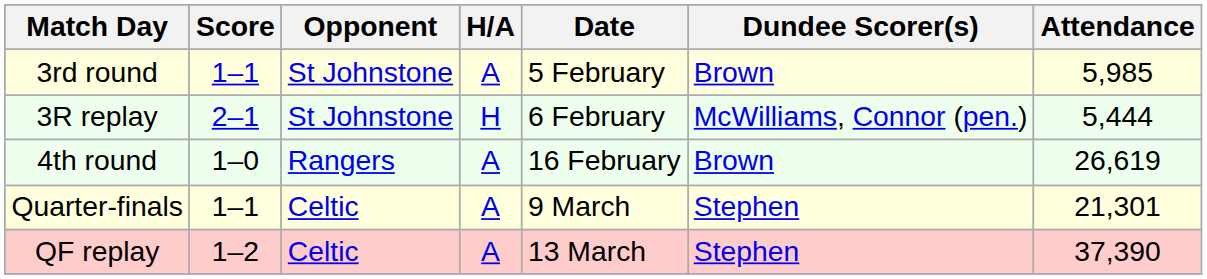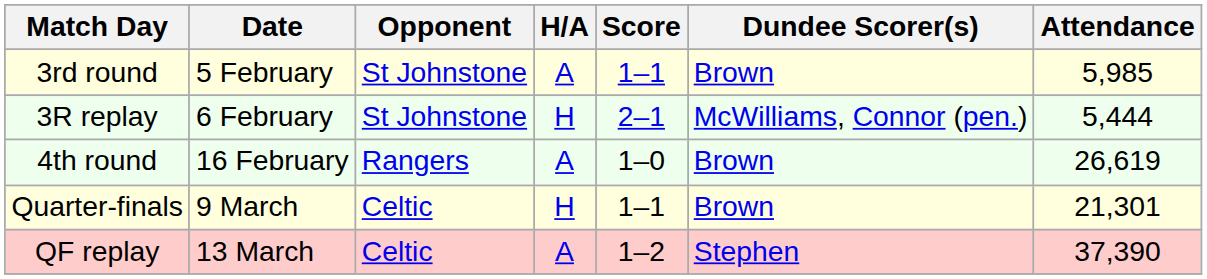columns swapped: (604, 26) <-> (235, 26)
(491, 206) A -> (565, 206) H
(747, 206) Stephen -> (734, 206) Brown
